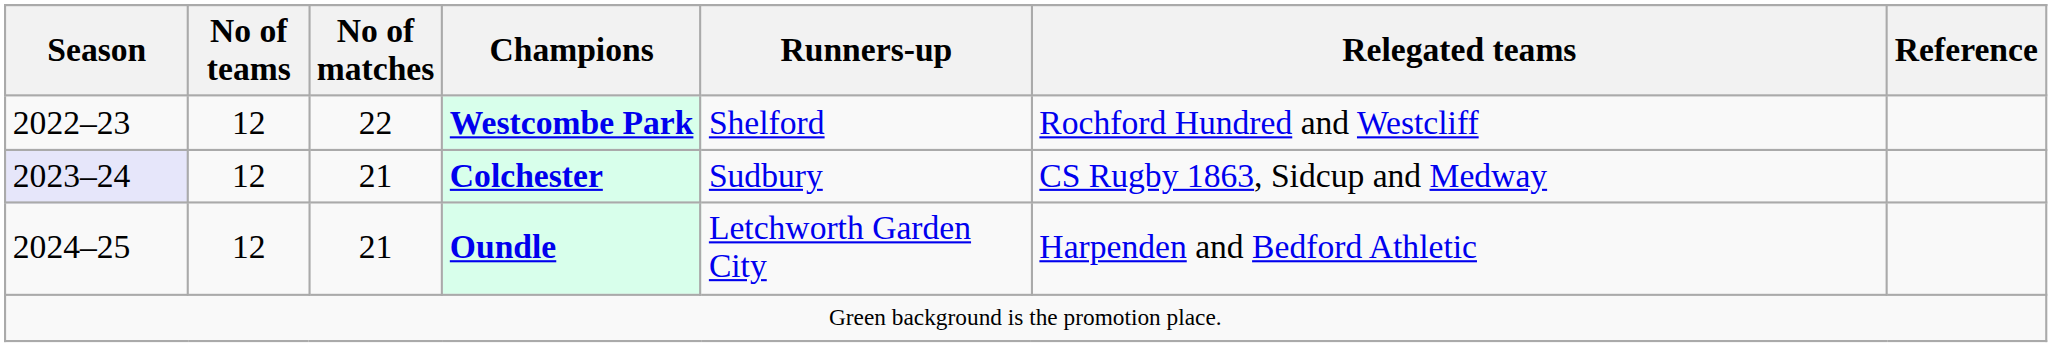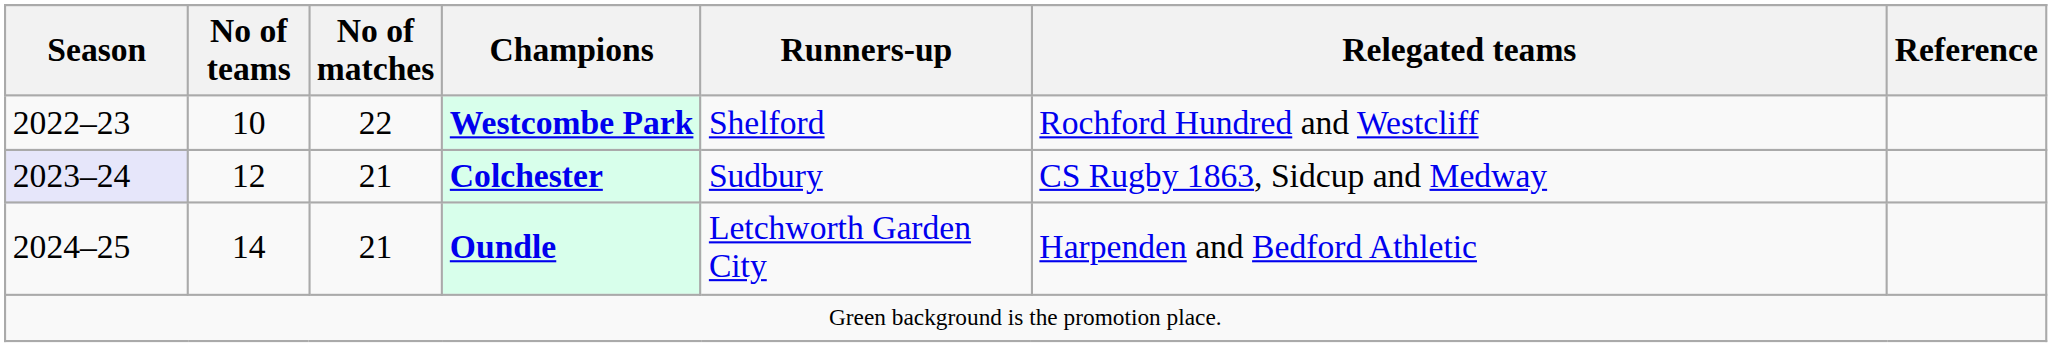(249, 122) 12 -> (249, 122) 10
(249, 247) 12 -> (249, 247) 14
